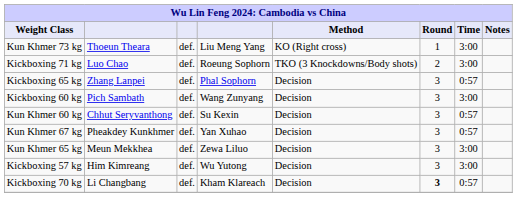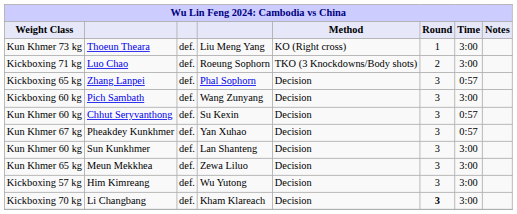+ row: (118, 149)
(469, 183) 0:57 -> (469, 200) 3:00
